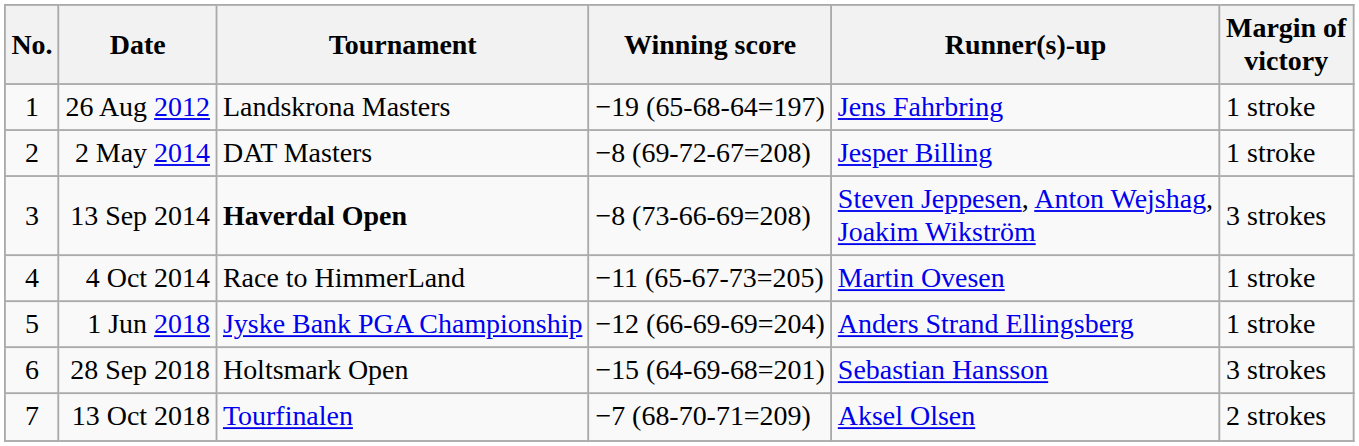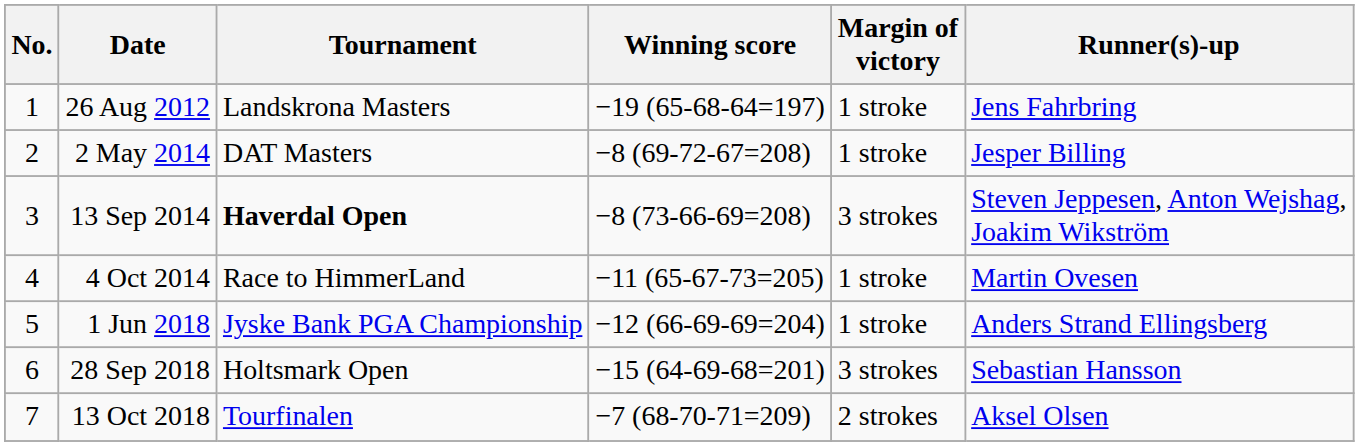columns swapped: (1286, 44) <-> (1025, 44)
